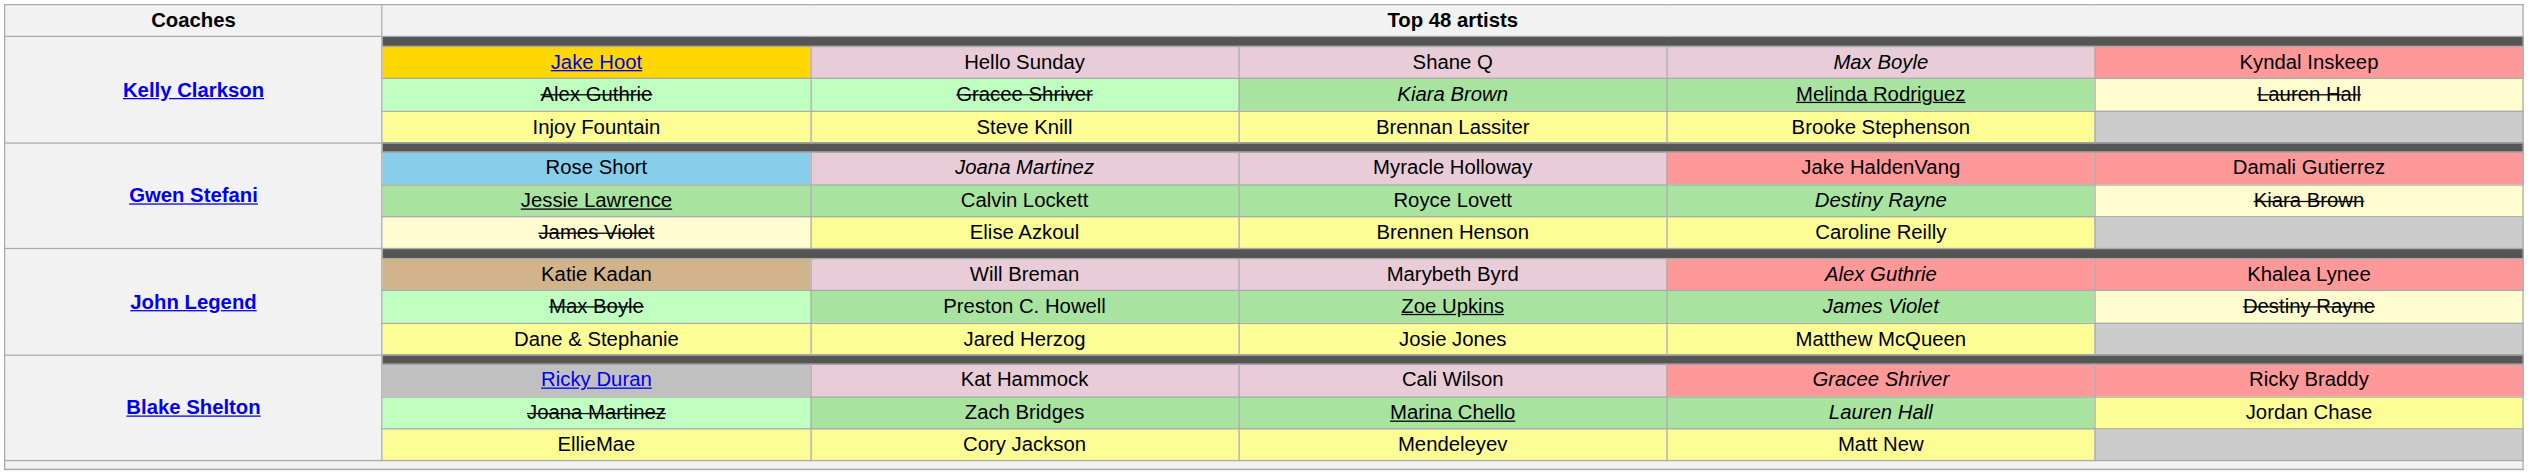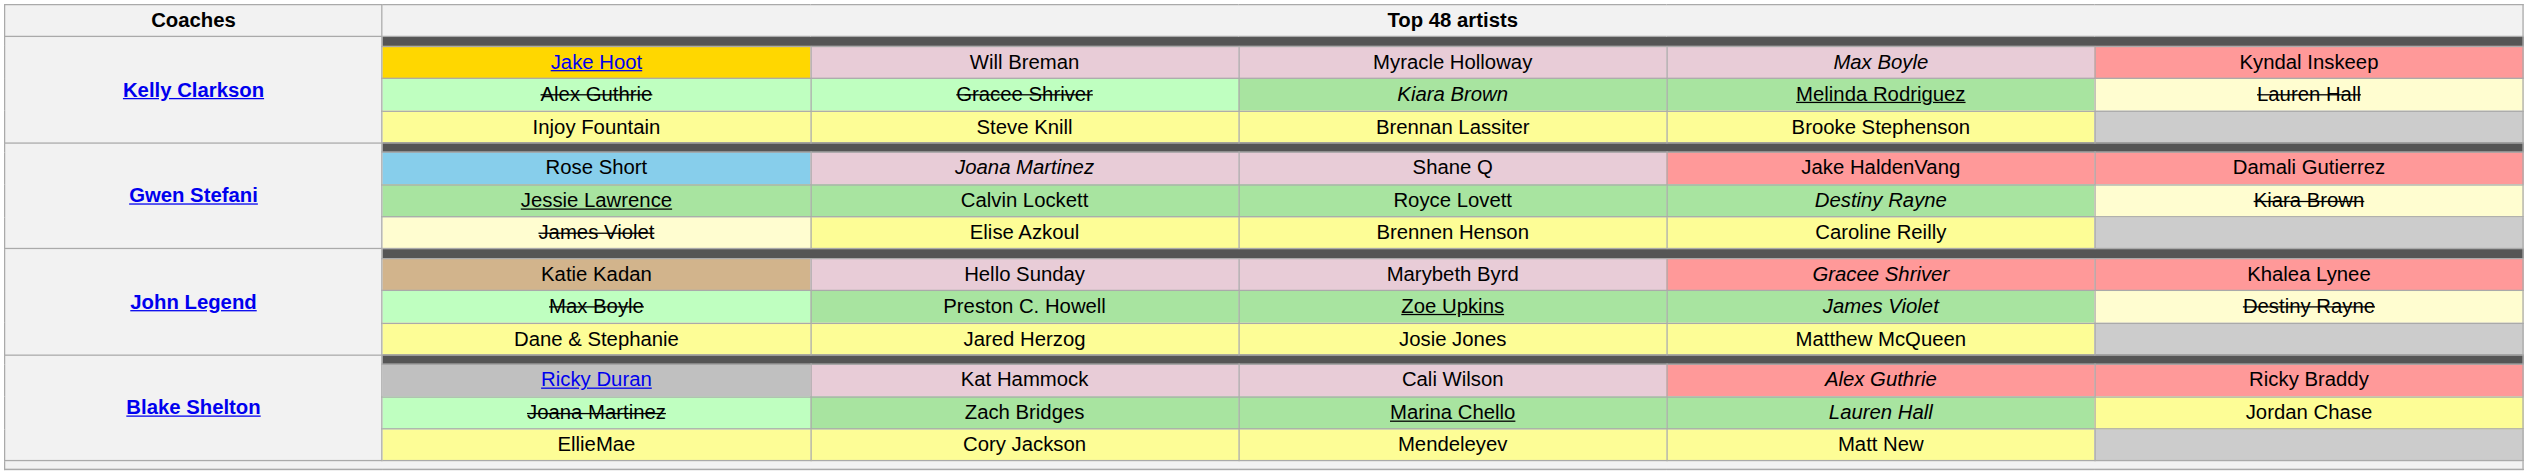(1025, 62) Hello Sunday -> (1025, 62) Will Breman
(1453, 62) Shane Q -> (1453, 62) Myracle Holloway
(1453, 168) Myracle Holloway -> (1453, 168) Shane Q
(1025, 274) Will Breman -> (1025, 274) Hello Sunday
(1881, 274) Alex Guthrie -> (1881, 274) Gracee Shriver
(1881, 380) Gracee Shriver -> (1881, 380) Alex Guthrie
